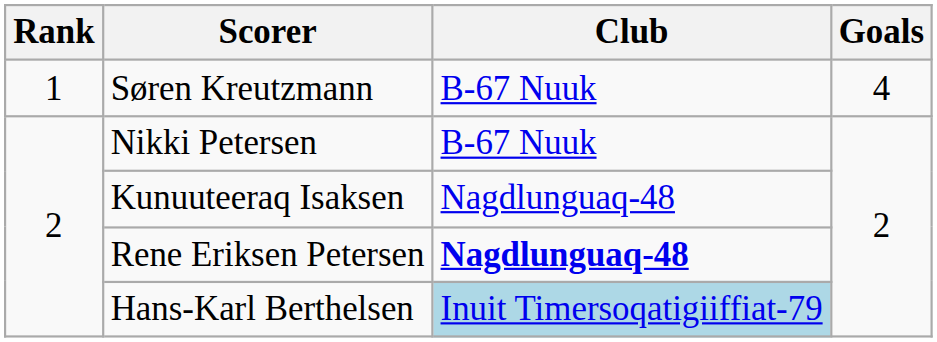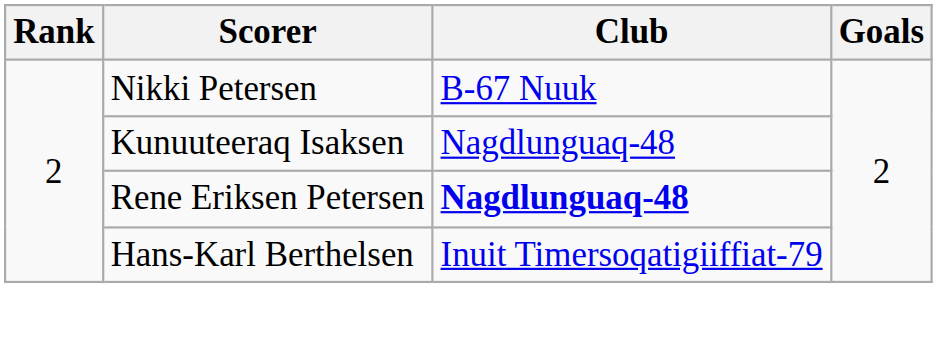- row: (242, 87)
(632, 308) lightblue background -> (632, 253) no background
